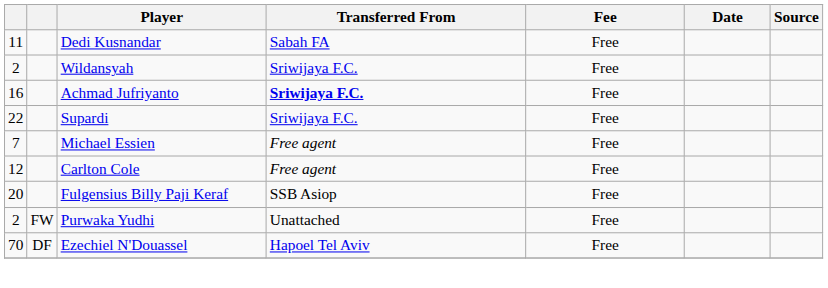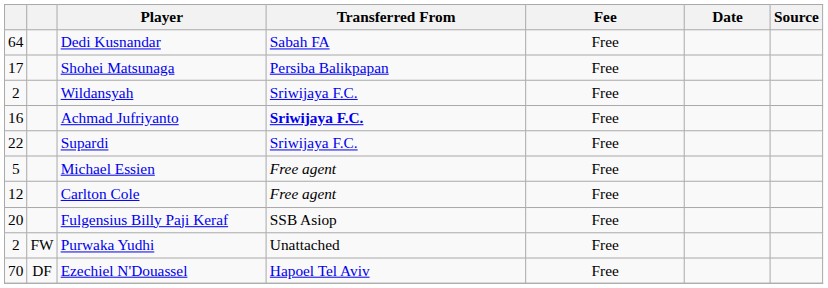(16, 42) 11 -> (16, 42) 64
+ row: (118, 67)
(16, 143) 7 -> (16, 169) 5
